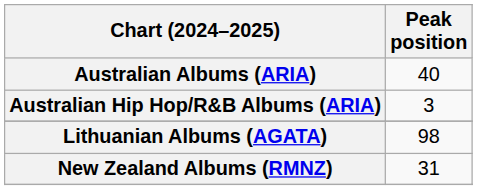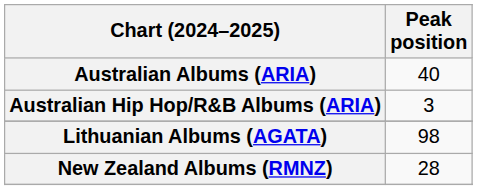(429, 168) 31 -> (429, 168) 28
